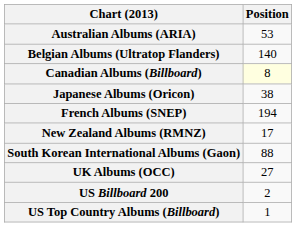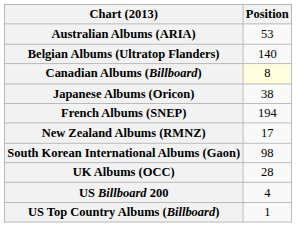(267, 152) 88 -> (267, 152) 98
(267, 172) 27 -> (267, 172) 28
(267, 192) 2 -> (267, 192) 4
